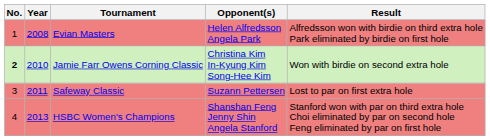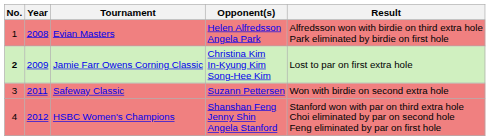(38, 65) 2010 -> (38, 65) 2009
(369, 65) Won with birdie on second extra hole -> (351, 65) Lost to par on first extra hole
(351, 91) Lost to par on first extra hole -> (369, 91) Won with birdie on second extra hole
(38, 117) 2013 -> (38, 117) 2012
